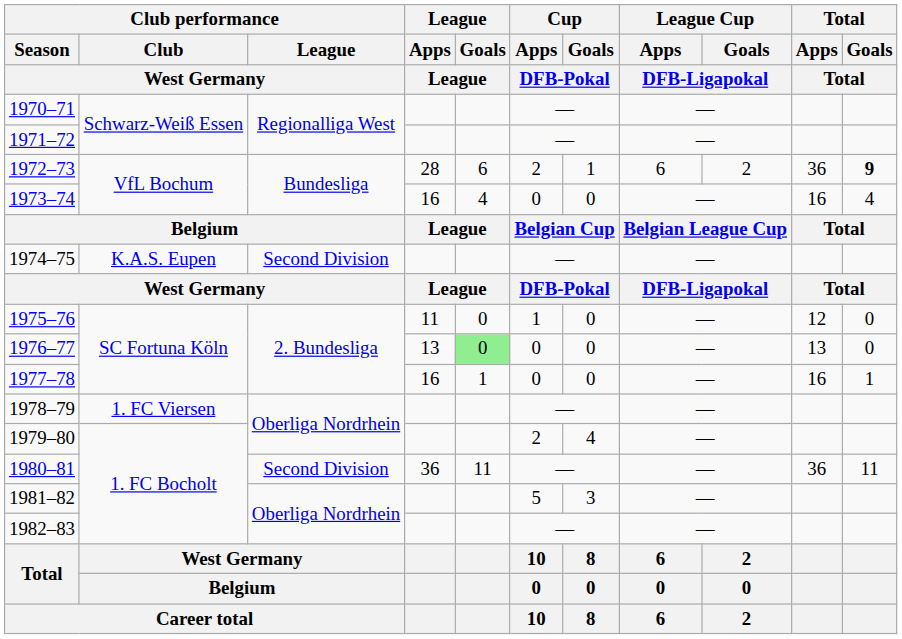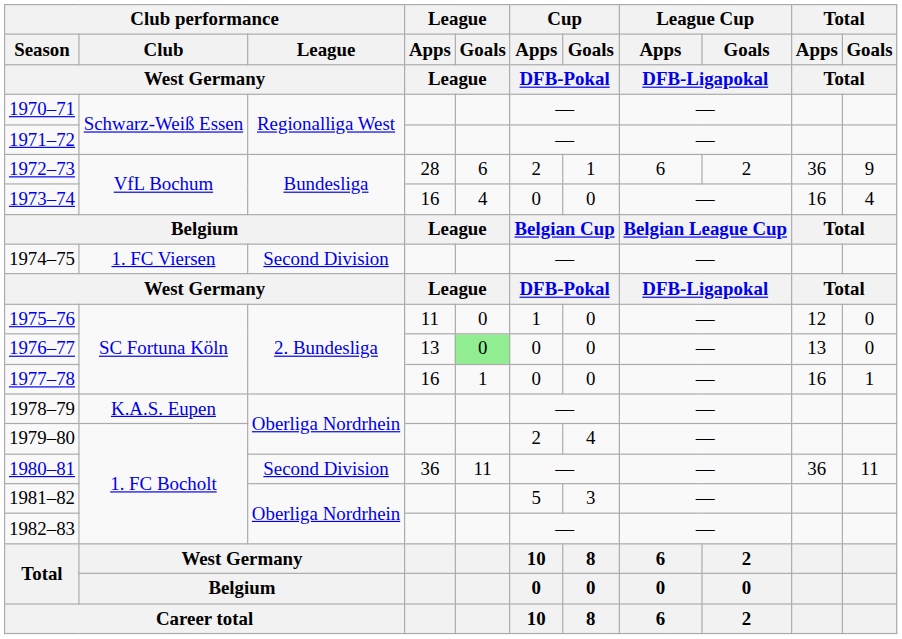(870, 169) bold -> (870, 169) normal
(163, 259) K.A.S. Eupen -> (163, 259) 1. FC Viersen
(163, 408) 1. FC Viersen -> (163, 408) K.A.S. Eupen
